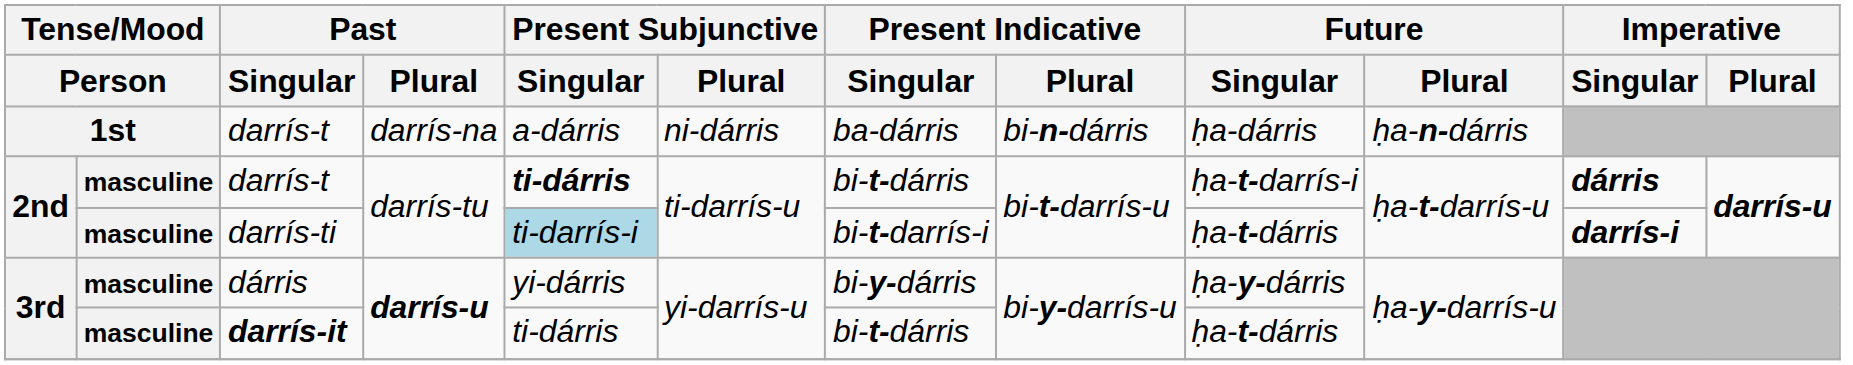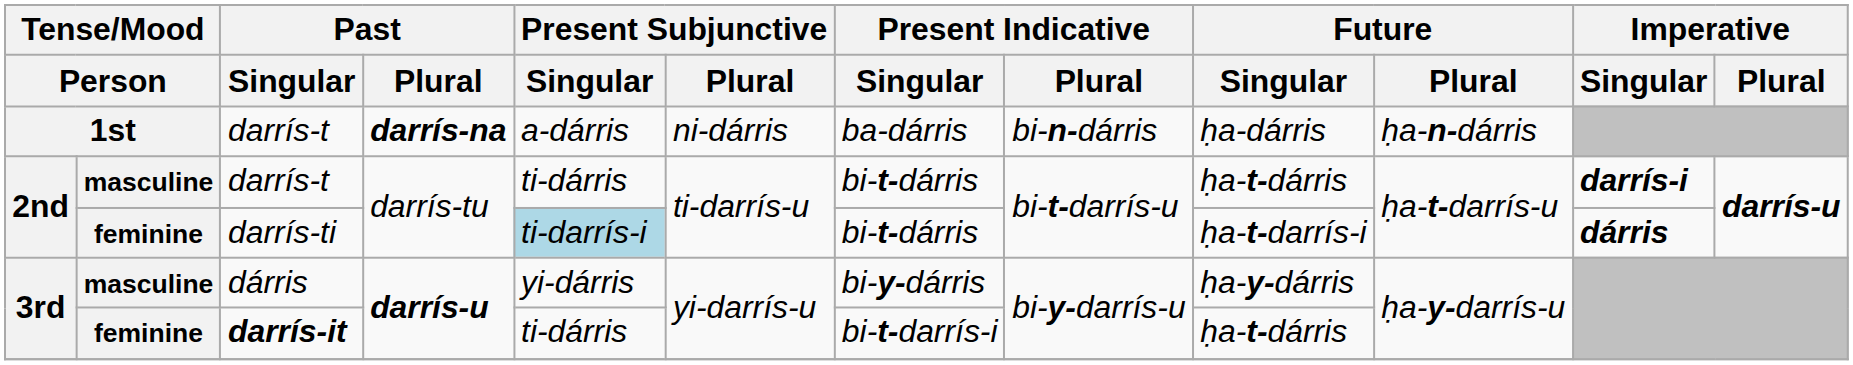(434, 130) normal -> (438, 130) bold
(572, 181) bold -> (574, 181) normal
(1275, 181) ḥa-t-darrís-i -> (1274, 181) ḥa-t-dárris
(1615, 181) dárris -> (1634, 181) darrís-i
(149, 233) masculine -> (148, 233) feminine
(911, 231) bi-t-darrís-i -> (910, 231) bi-t-dárris
(1265, 231) ḥa-t-dárris -> (1283, 231) ḥa-t-darrís-i
(1625, 231) darrís-i -> (1624, 231) dárris
(149, 334) masculine -> (148, 334) feminine
(901, 332) bi-t-dárris -> (920, 332) bi-t-darrís-i
